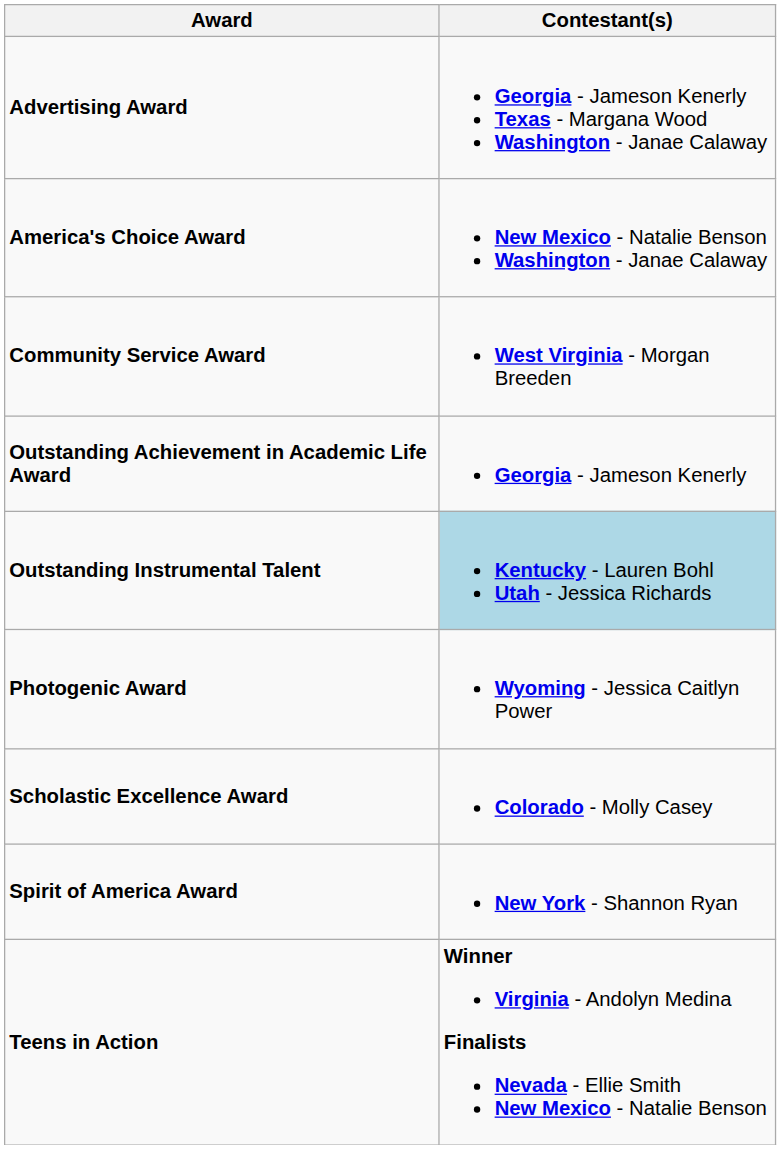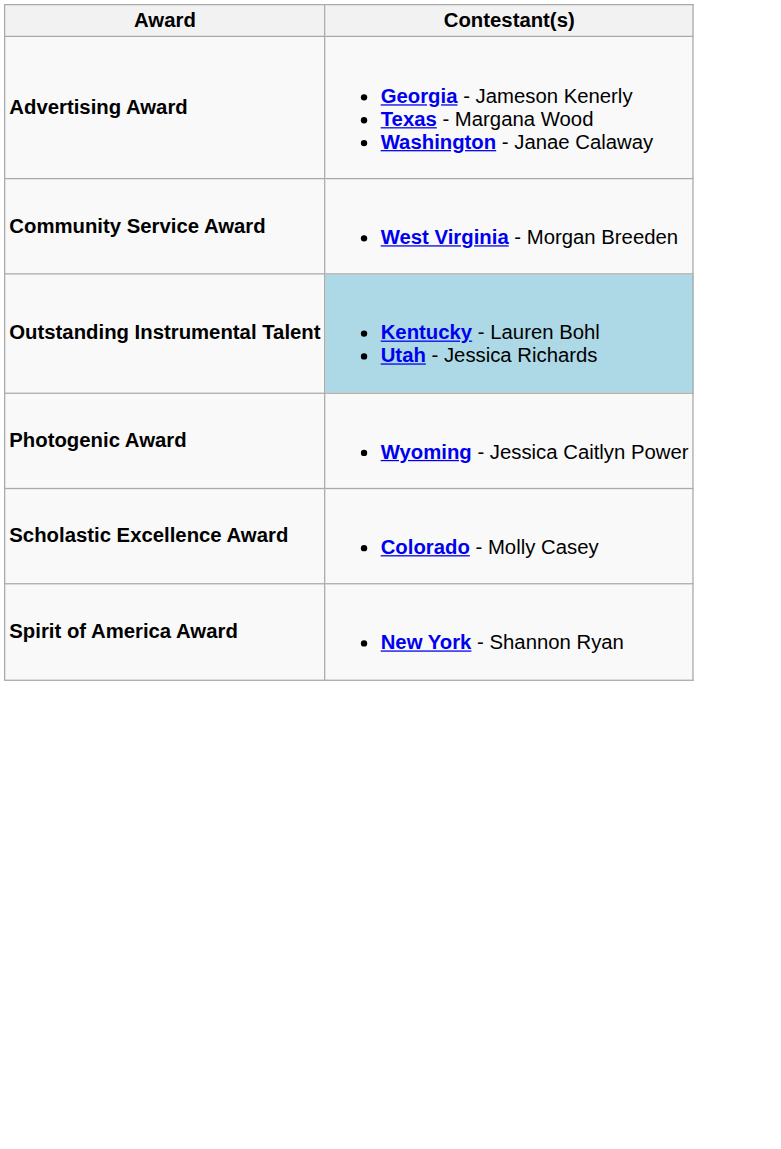- row: (127, 237)
- row: (218, 463)
- row: (84, 1042)
